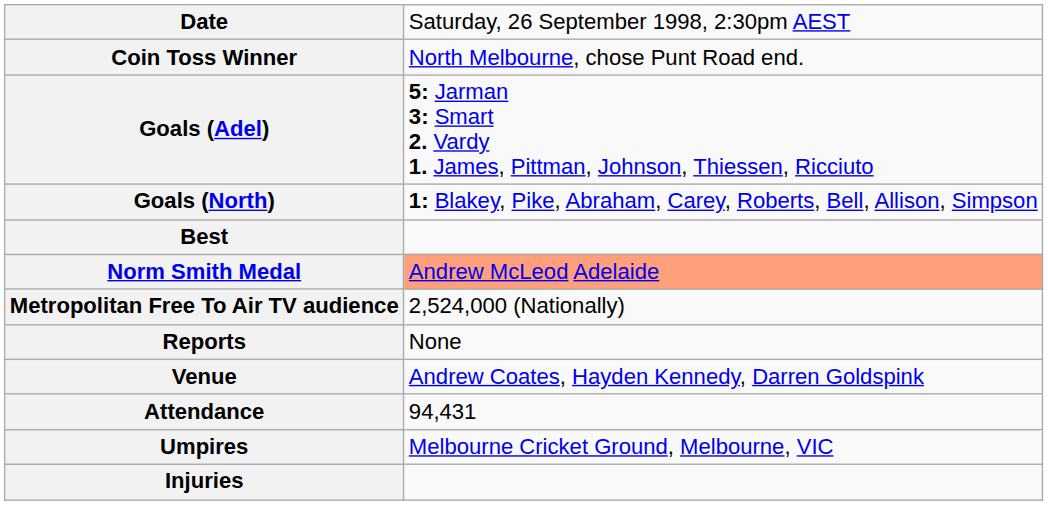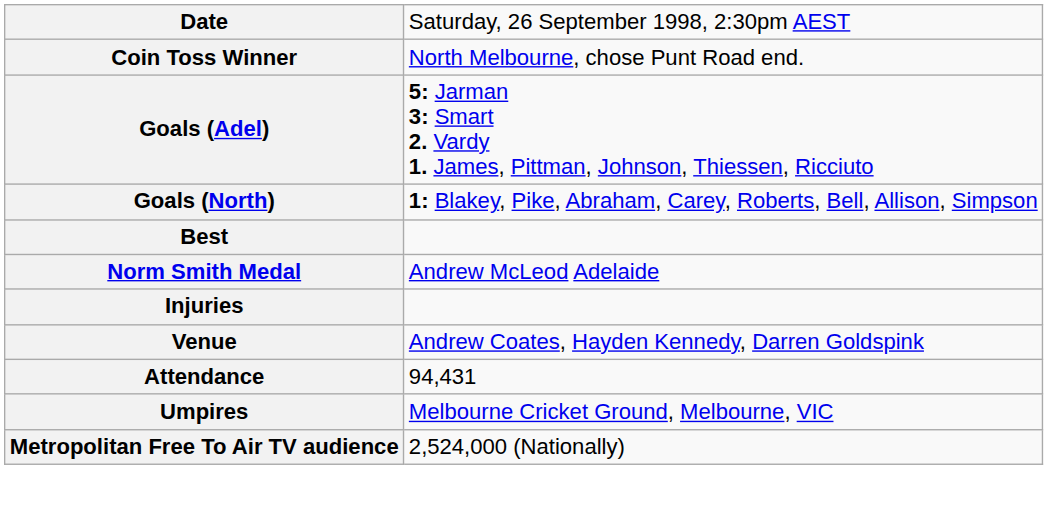(534, 271) lightsalmon background -> (534, 271) no background
rows swapped: (204, 481) <-> (204, 306)
- row: (204, 341)
